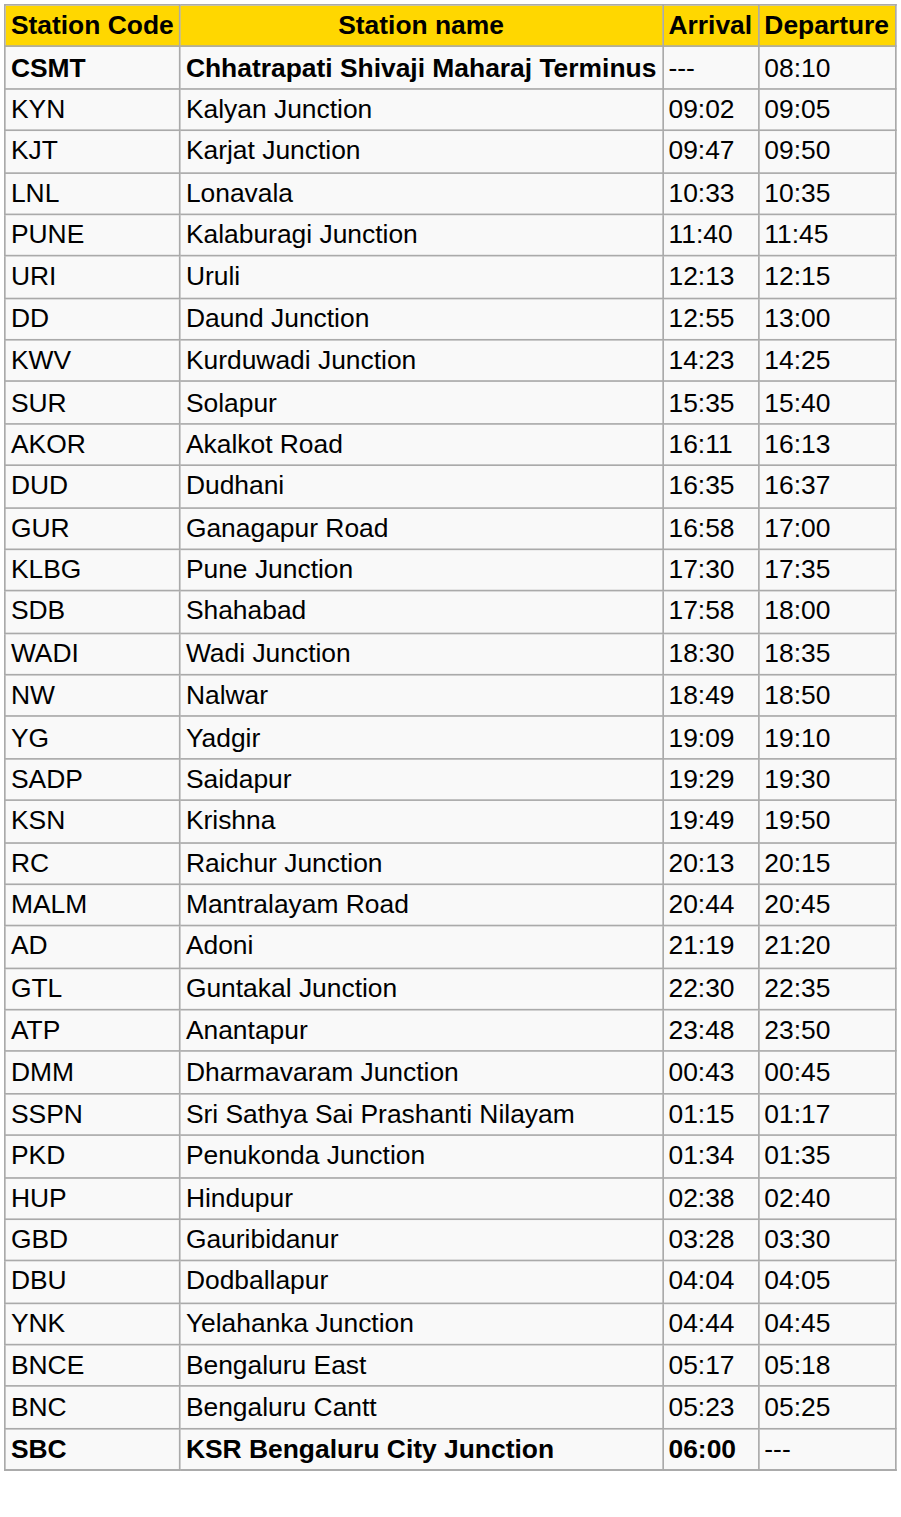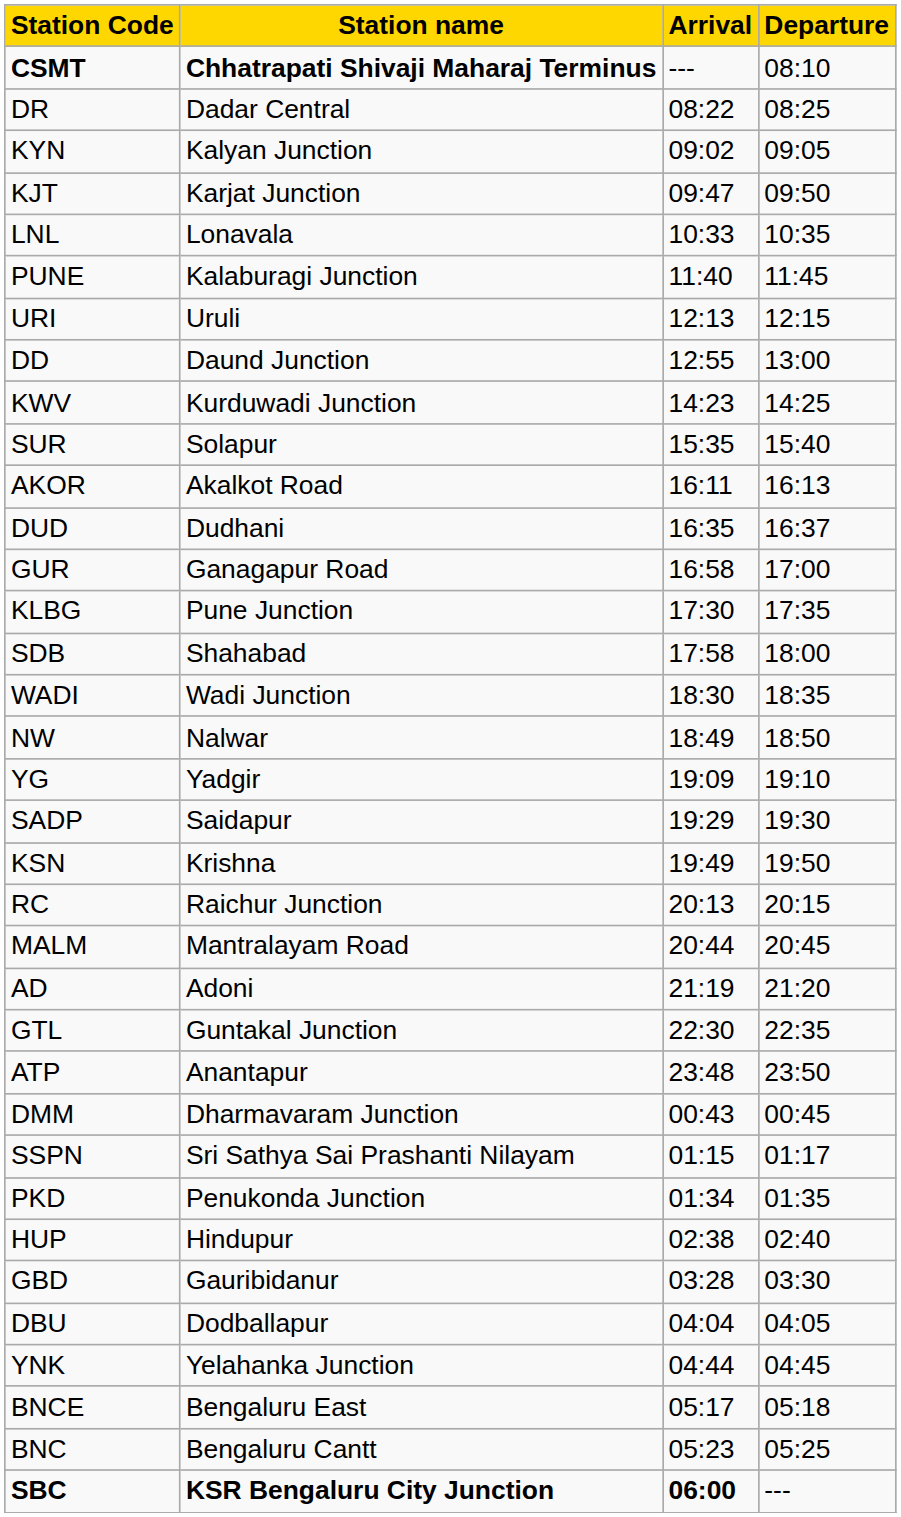+ row: (30, 109)
